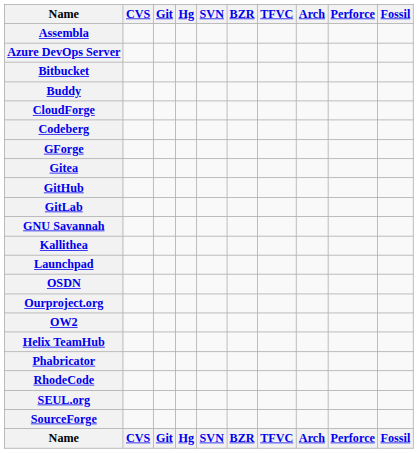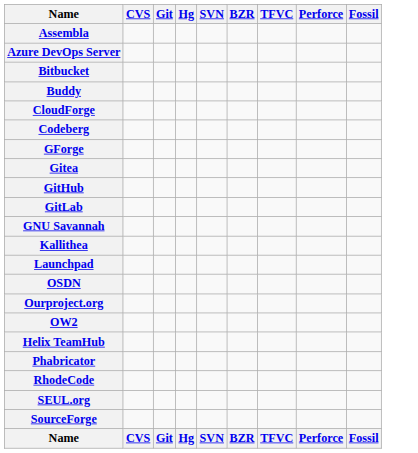- column: (312, 14)
